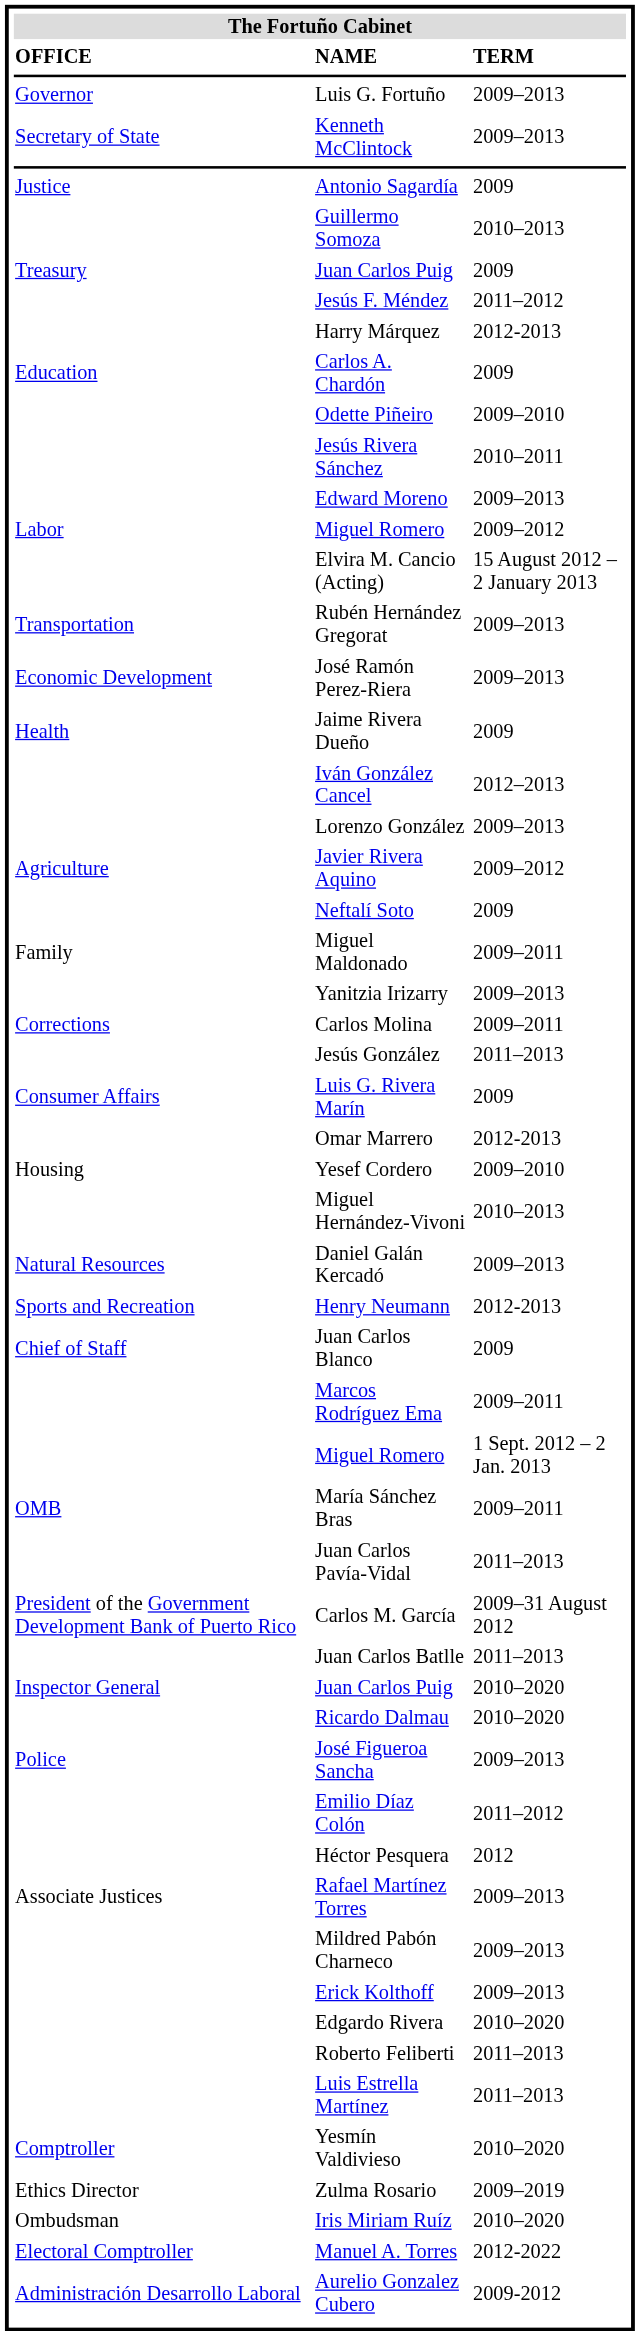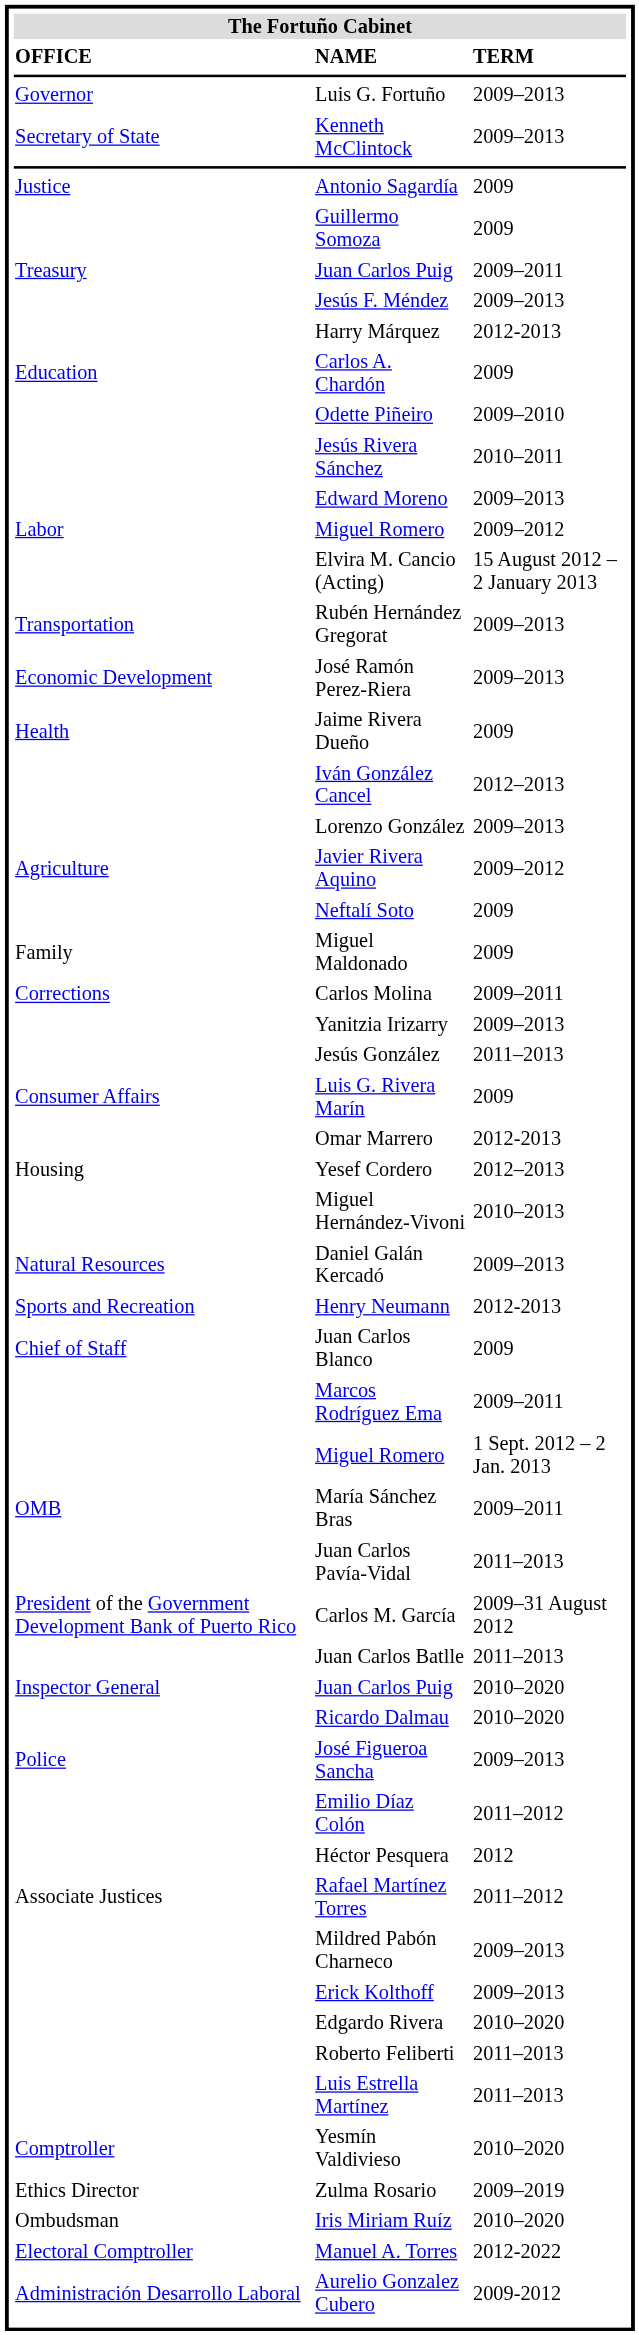(519, 228) 2010–2013 -> (493, 228) 2009
(493, 270) 2009 -> (518, 270) 2009–2011
(518, 300) 2011–2012 -> (519, 300) 2009–2013
(518, 952) 2009–2011 -> (493, 952) 2009
rows swapped: (161, 994) <-> (63, 1024)
(519, 1169) 2009–2010 -> (519, 1169) 2012–2013
(519, 1896) 2009–2013 -> (518, 1896) 2011–2012
